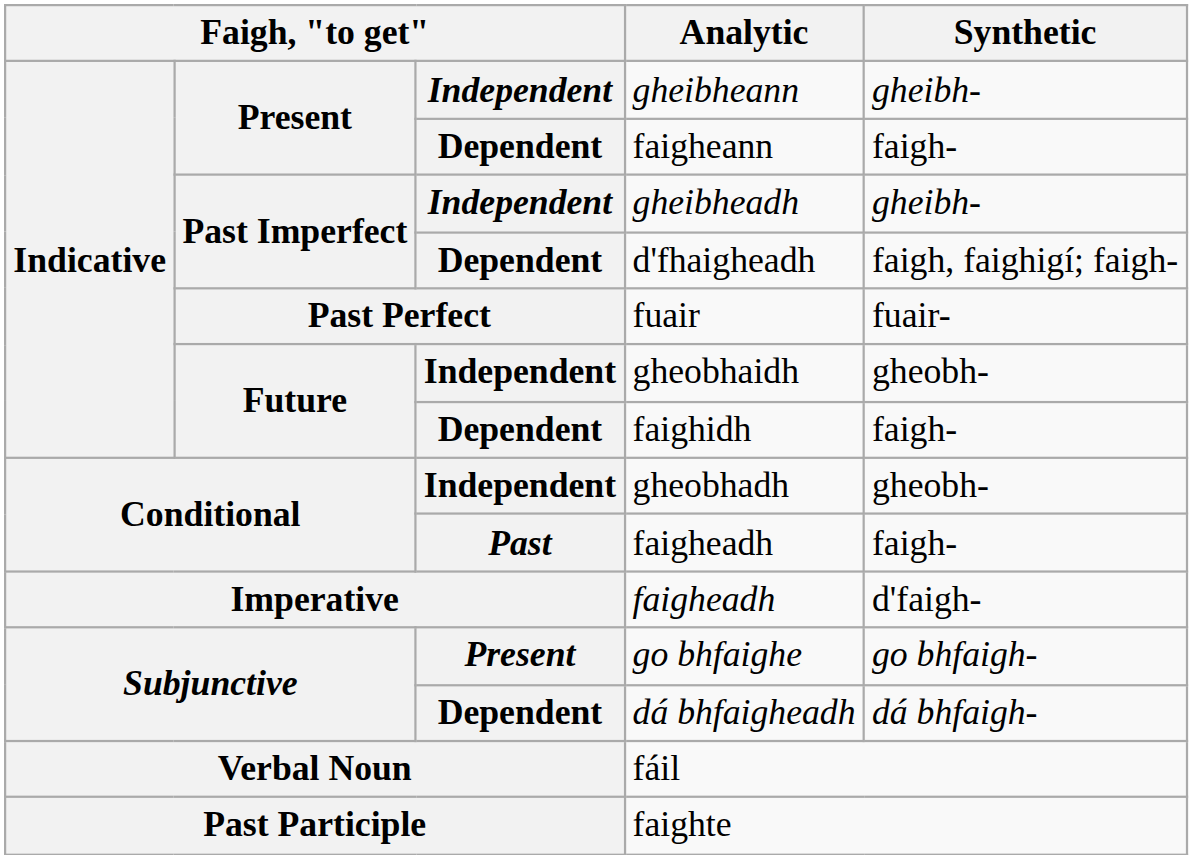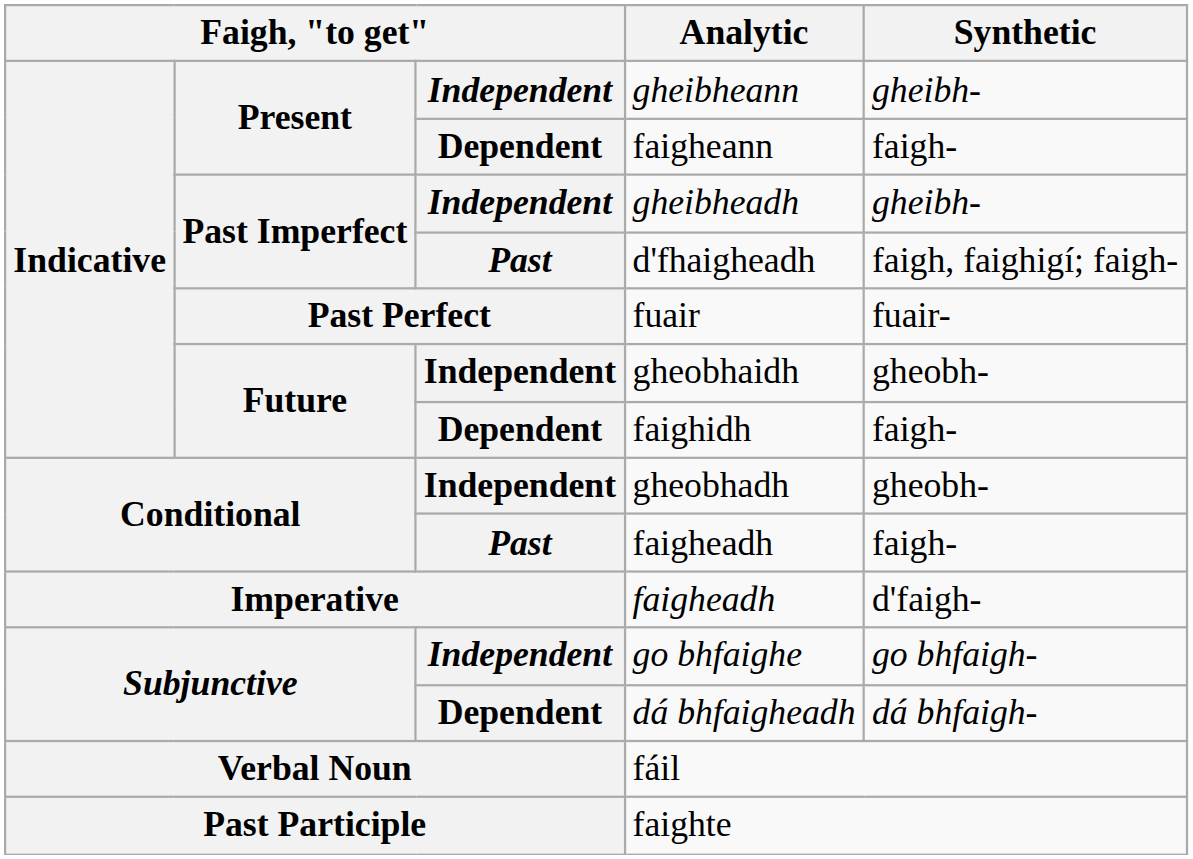(520, 259) Dependent -> (520, 259) Past
(520, 655) Present -> (520, 655) Independent
